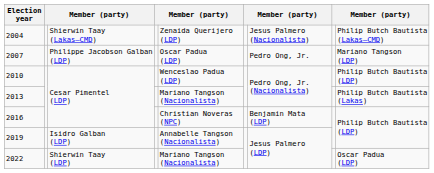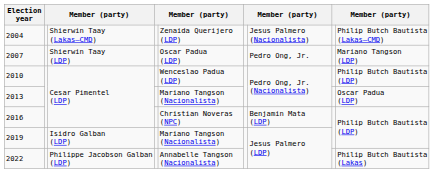(101, 55) Philippe Jacobson Galban (LDP) -> (77, 55) Shierwin Taay (LDP)
(382, 96) Philip Butch Bautista (Lakas) -> (361, 96) Oscar Padua (LDP)
(196, 137) Annabelle Tangson (Nacionalista) -> (192, 137) Mariano Tangson (Nacionalista)
(77, 158) Shierwin Taay (LDP) -> (101, 158) Philippe Jacobson Galban (LDP)
(192, 158) Mariano Tangson (Nacionalista) -> (196, 158) Annabelle Tangson (Nacionalista)
(361, 158) Oscar Padua (LDP) -> (382, 158) Philip Butch Bautista (Lakas)
